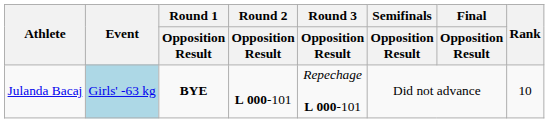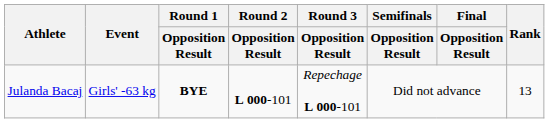(122, 91) lightblue background -> (122, 91) no background
(525, 91) 10 -> (525, 91) 13
